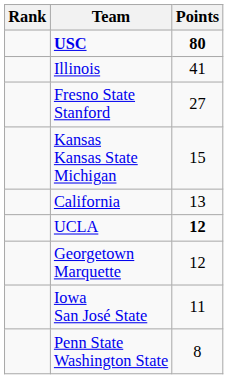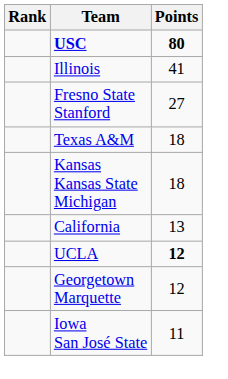+ row: (94, 139)
(197, 157) 15 -> (177, 183) 18
- row: (111, 351)
